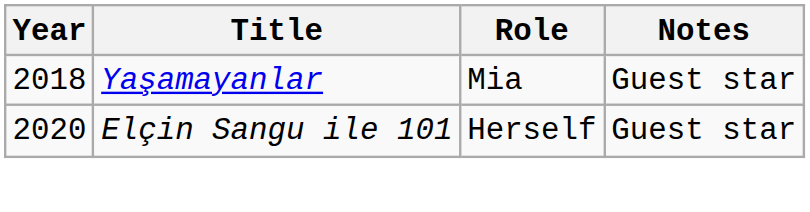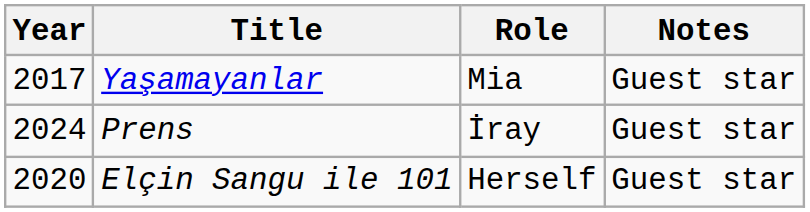(50, 81) 2018 -> (50, 81) 2017
+ row: (147, 131)
